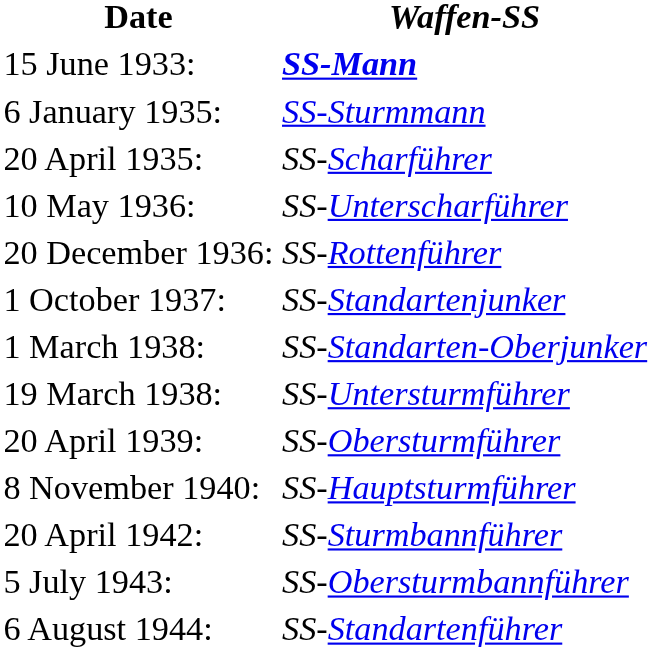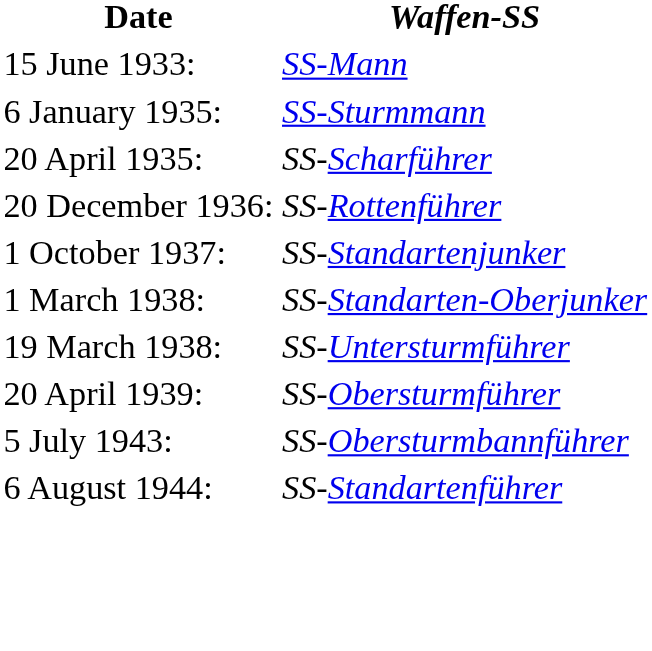(350, 64) bold -> (345, 64) normal
- row: (99, 205)
- row: (132, 487)
- row: (103, 534)
